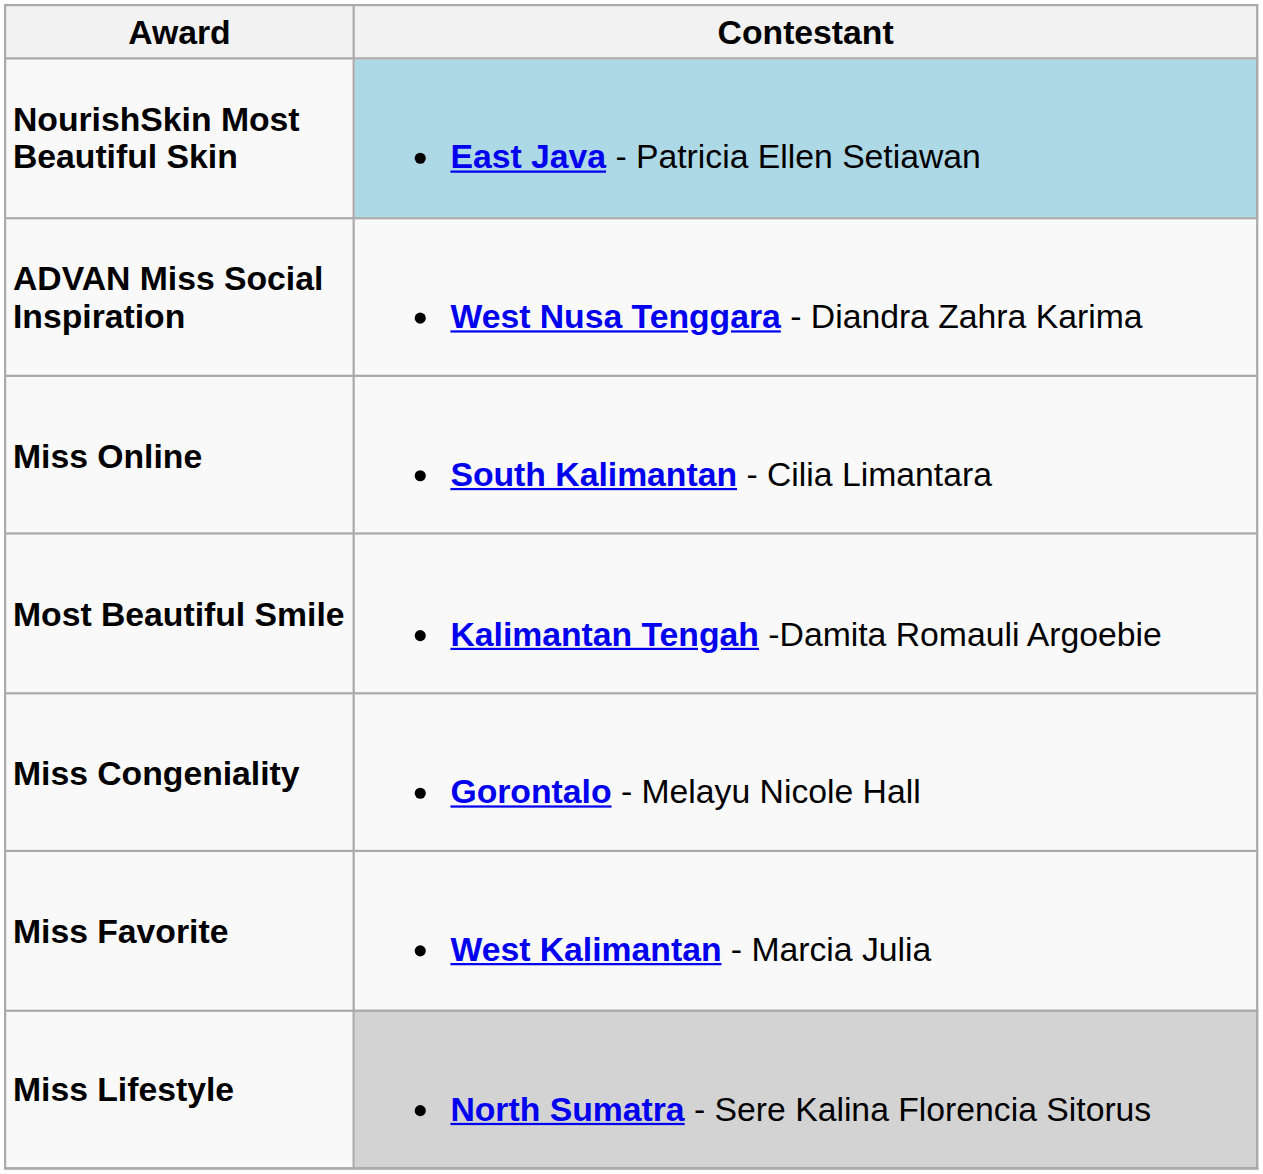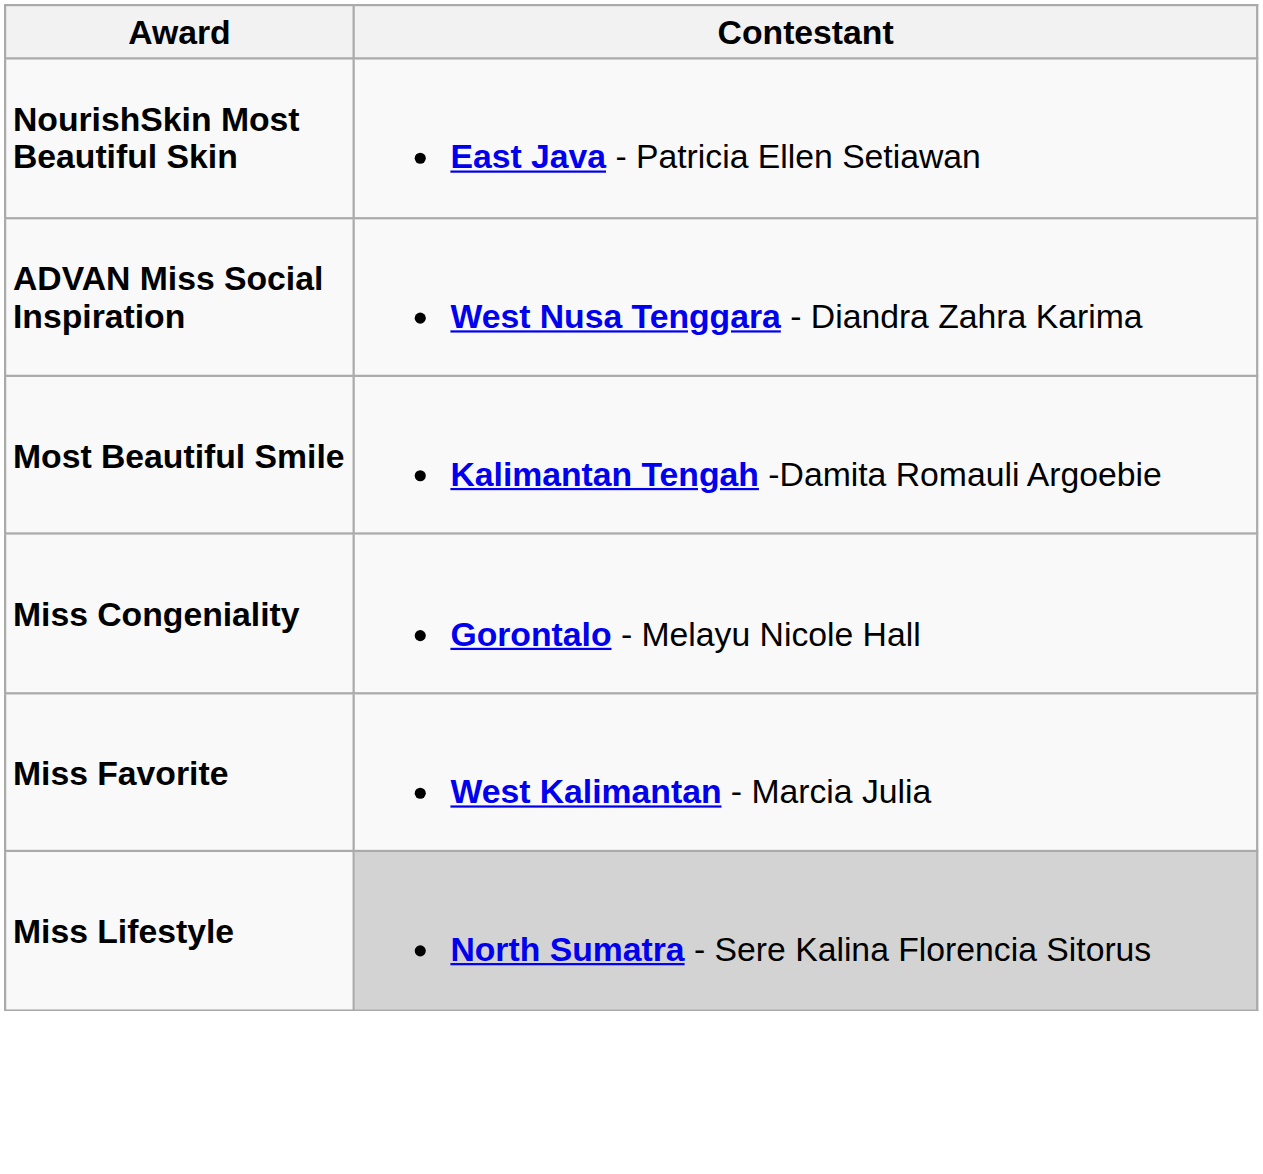(806, 157) lightblue background -> (806, 157) no background
- row: (108, 455)
